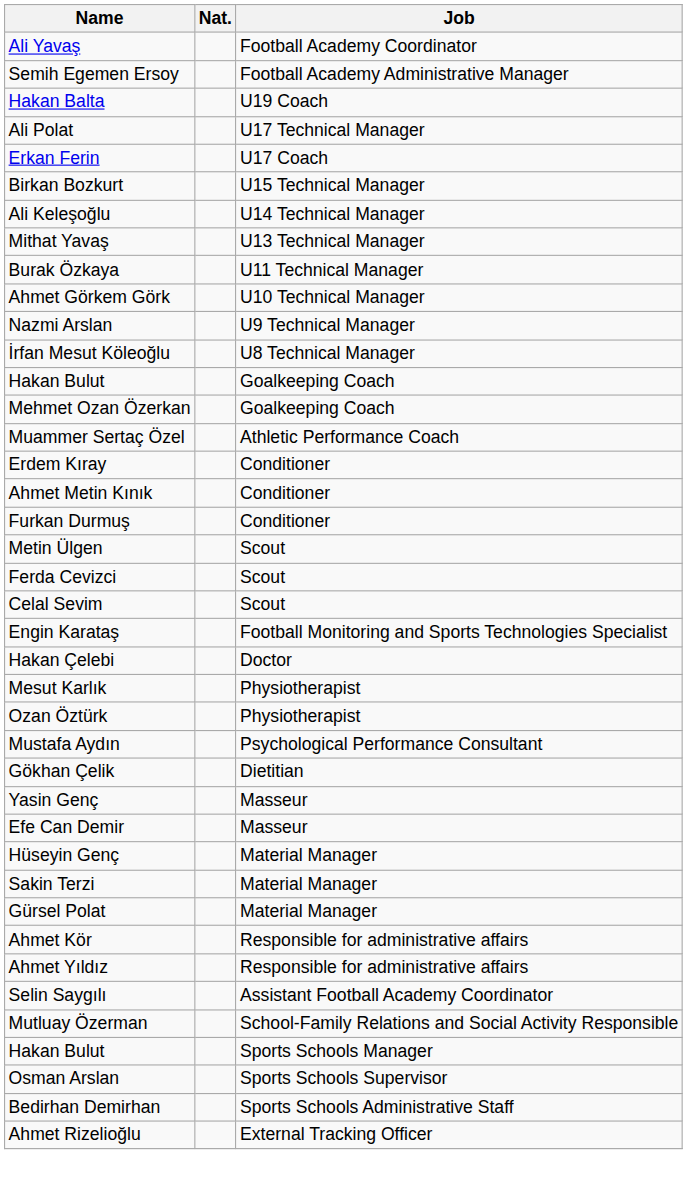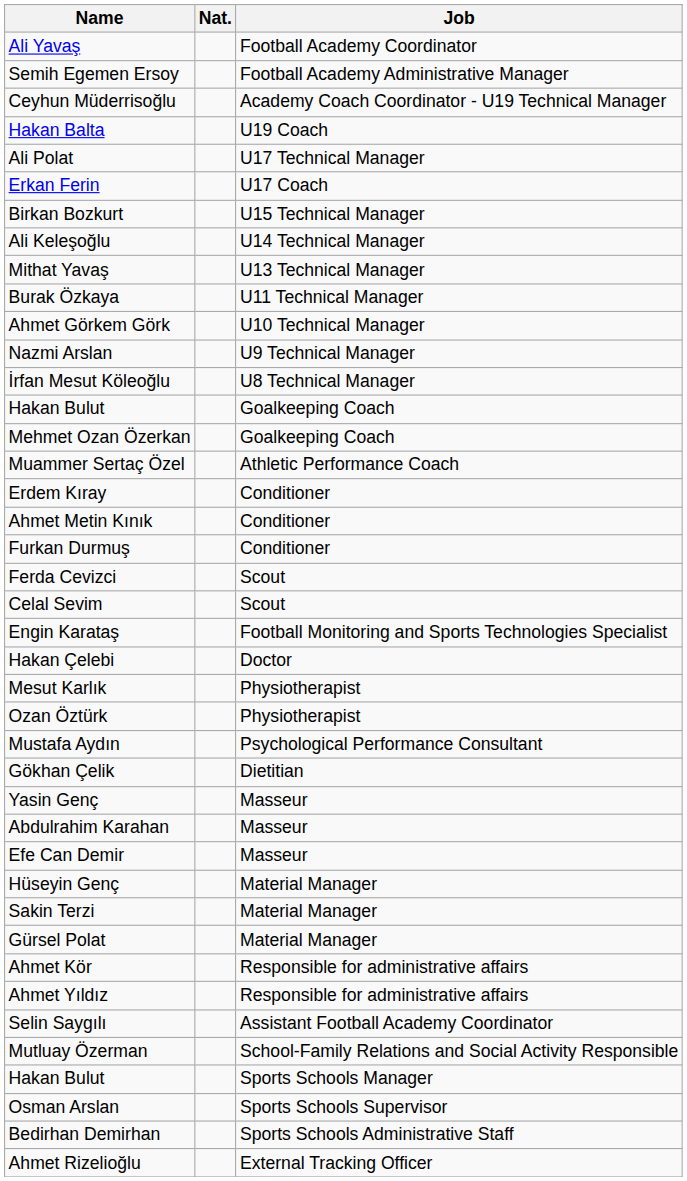+ row: (92, 102)
- row: (56, 548)
+ row: (89, 827)
